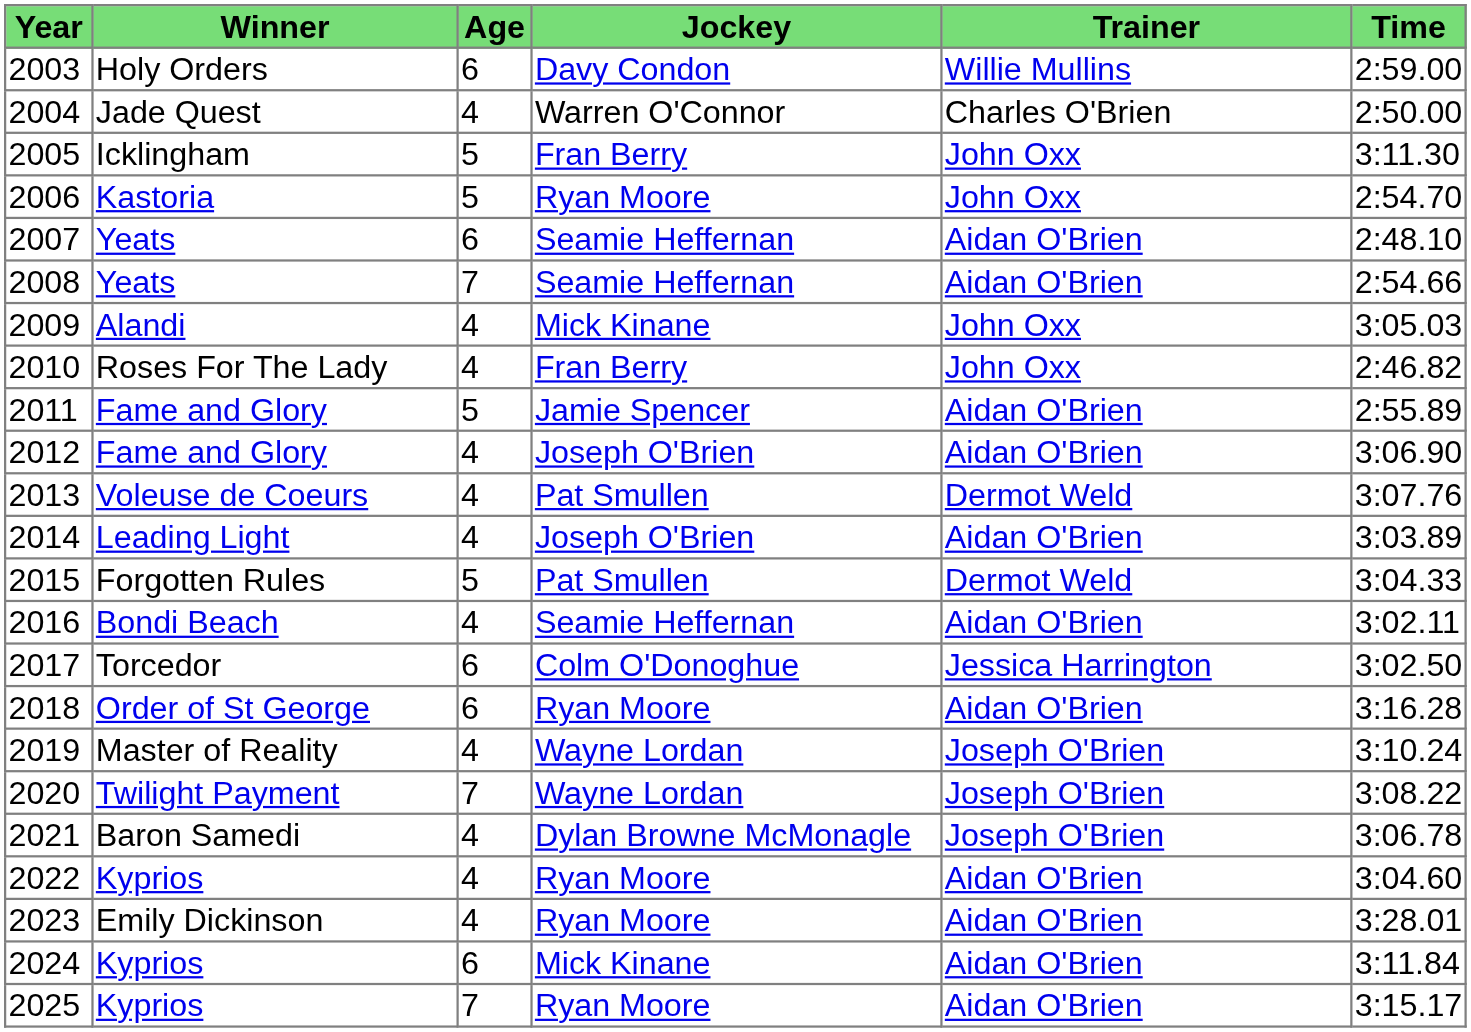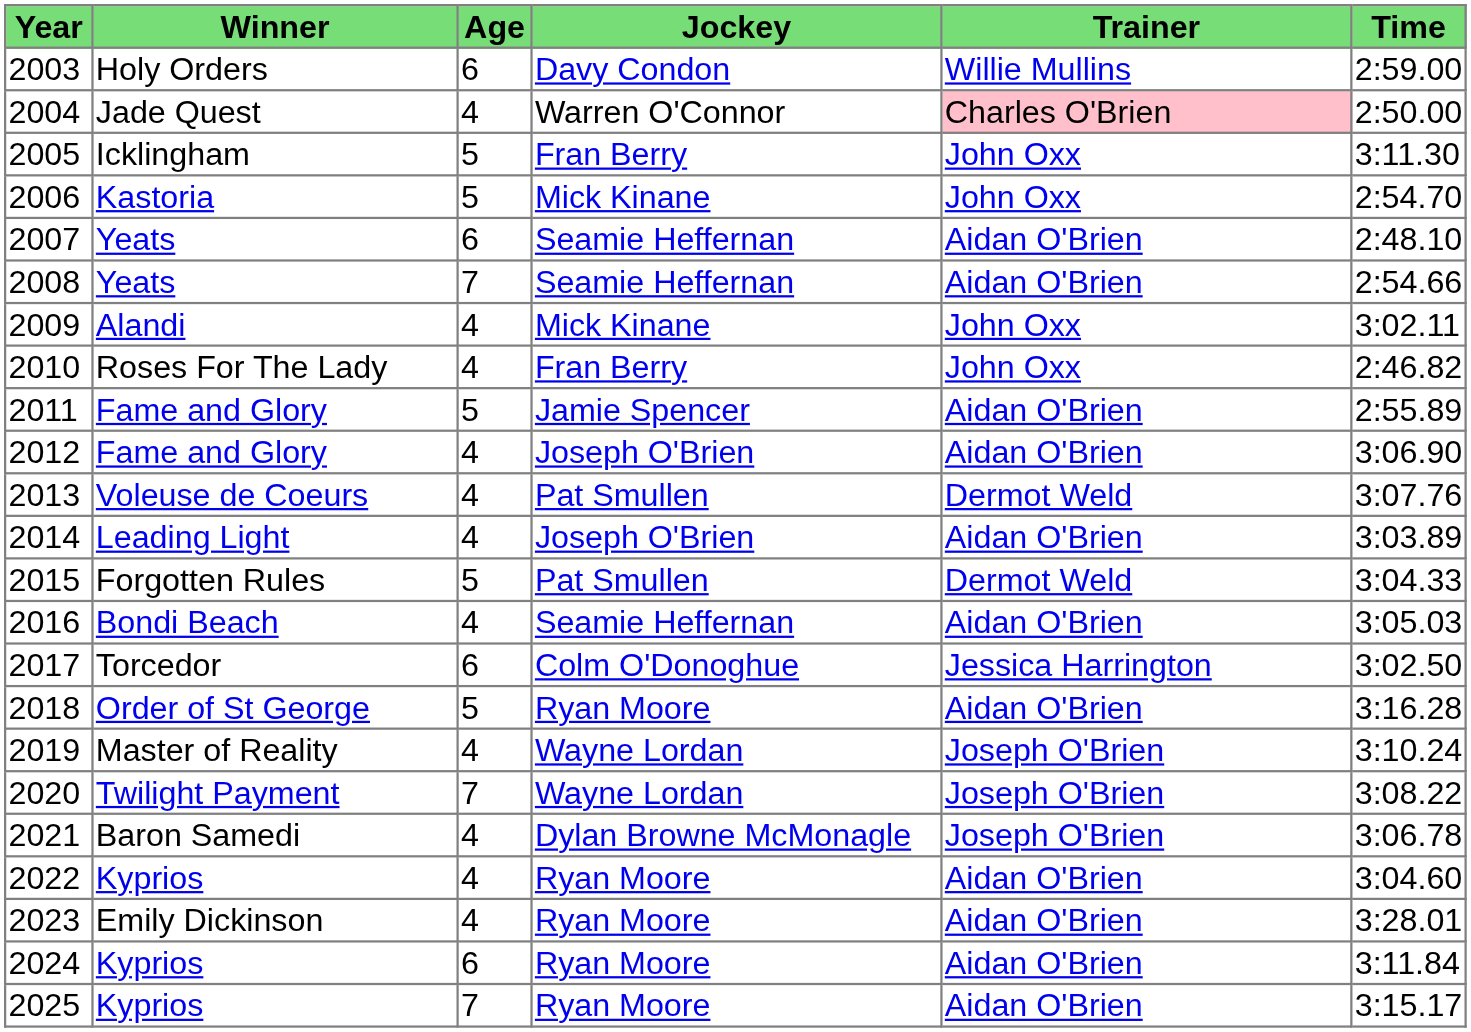(1058, 112) no background -> (1058, 112) pink background
(623, 197) Ryan Moore -> (623, 197) Mick Kinane
(1408, 324) 3:05.03 -> (1407, 324) 3:02.11
(1407, 622) 3:02.11 -> (1408, 622) 3:05.03
(470, 707) 6 -> (470, 707) 5
(623, 963) Mick Kinane -> (623, 963) Ryan Moore
